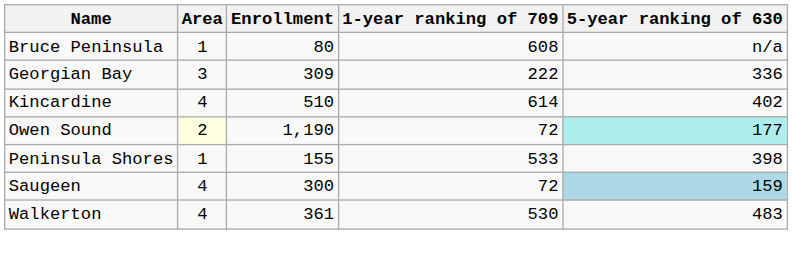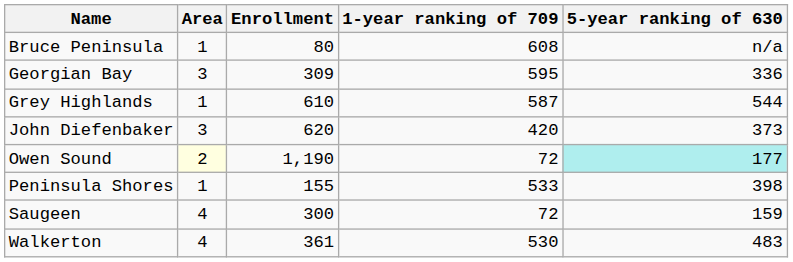(543, 75) 222 -> (543, 75) 595
+ row: (81, 103)
+ row: (91, 131)
- row: (60, 103)
(767, 186) lightblue background -> (767, 214) no background
